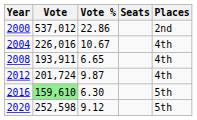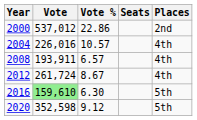(95, 44) 10.67 -> (95, 44) 10.57
(92, 60) 6.65 -> (92, 60) 6.57
(55, 76) 201,724 -> (55, 76) 261,724
(92, 76) 9.87 -> (92, 76) 8.67
(55, 108) 252,598 -> (55, 108) 352,598
